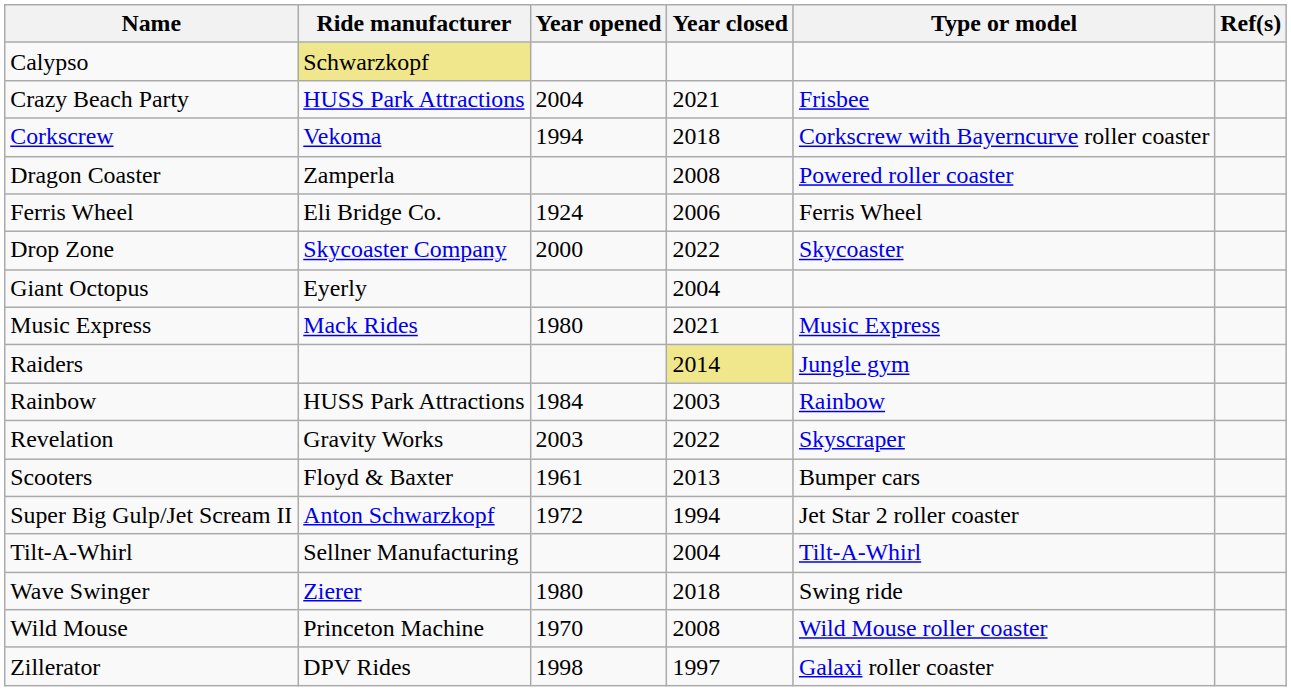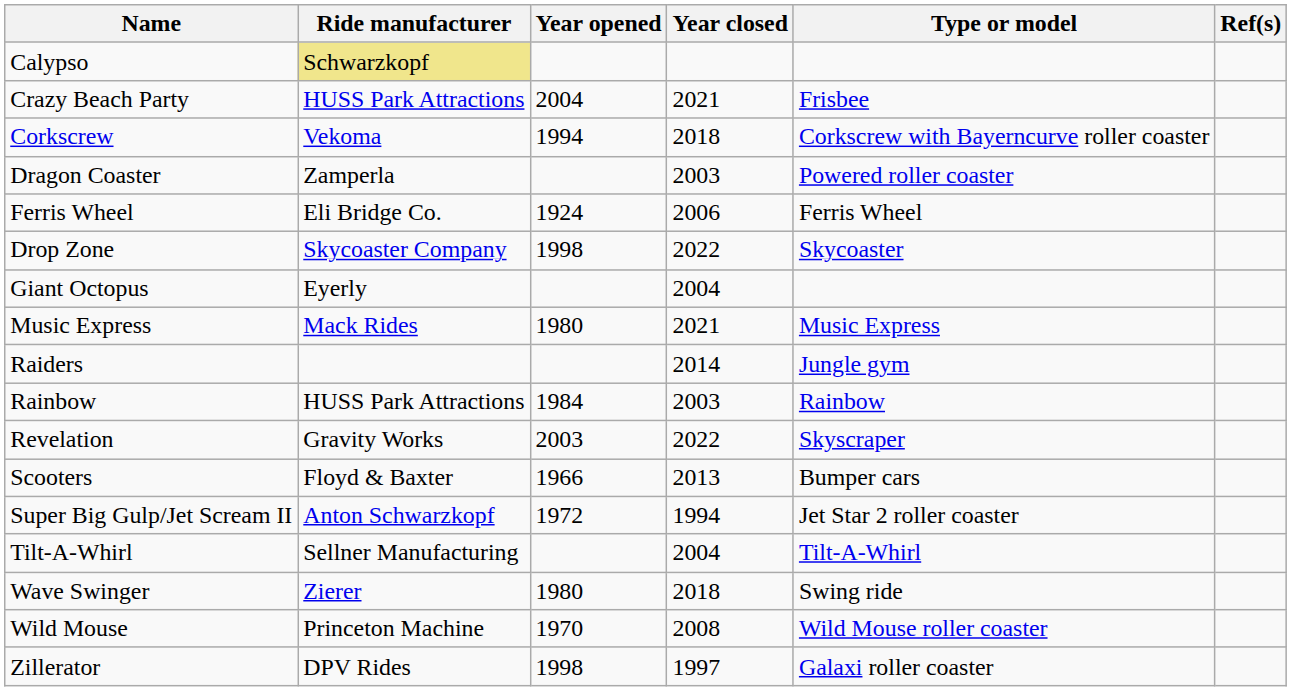(696, 174) 2008 -> (696, 174) 2003
(559, 250) 2000 -> (559, 250) 1998
(696, 363) khaki background -> (696, 363) no background
(559, 477) 1961 -> (559, 477) 1966
